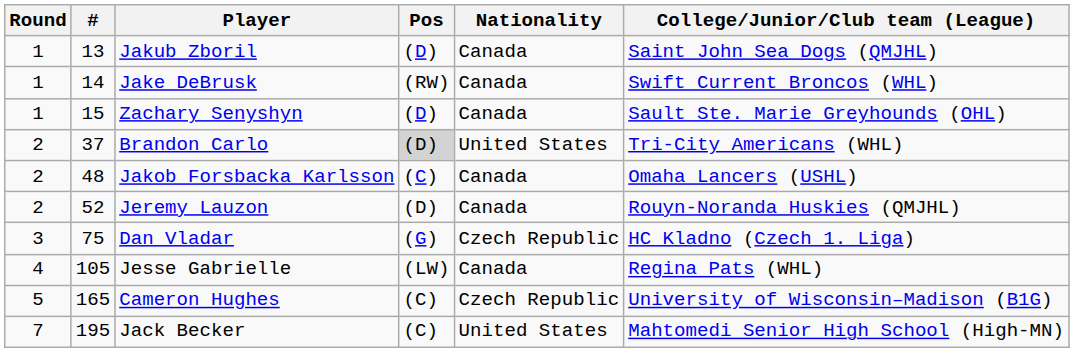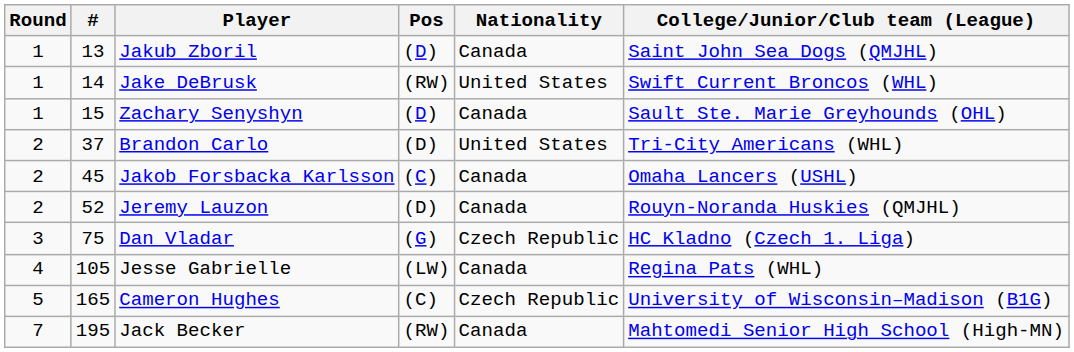(493, 83) Canada -> (533, 83) United States
(421, 145) lightgrey background -> (421, 145) no background
(93, 176) 48 -> (93, 176) 45
(421, 332) (C) -> (427, 332) (RW)
(533, 332) United States -> (493, 332) Canada
